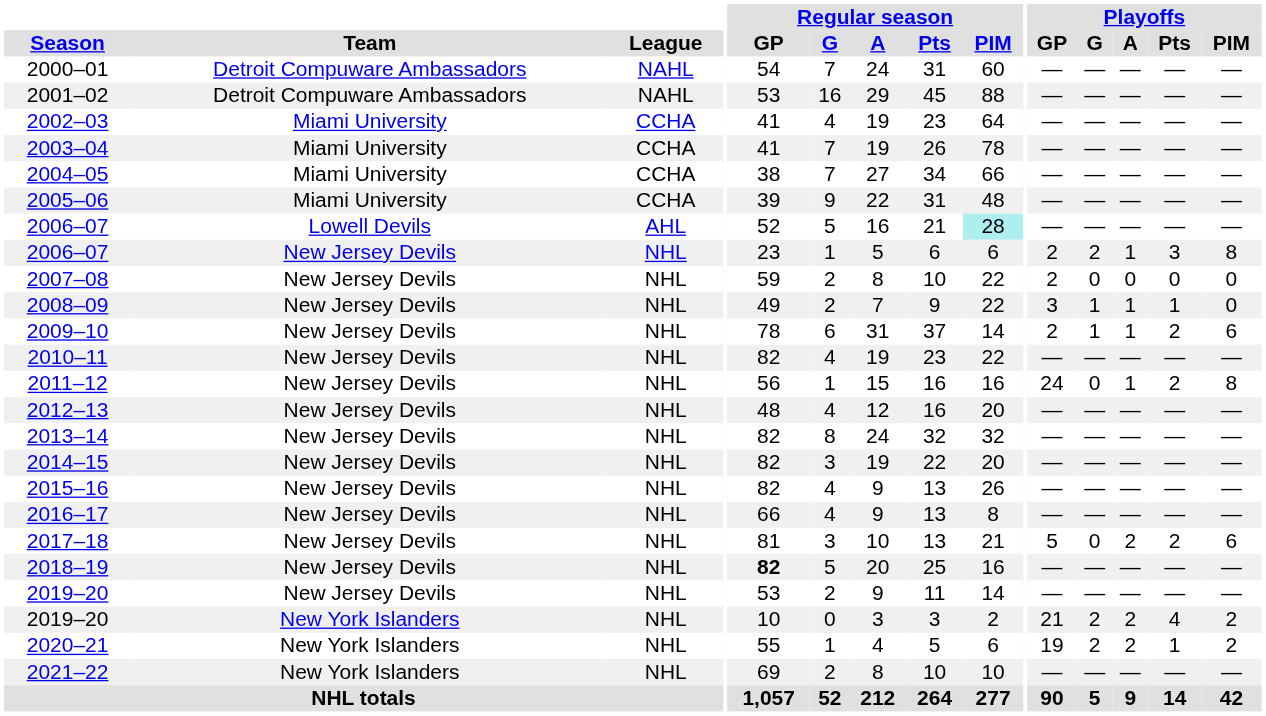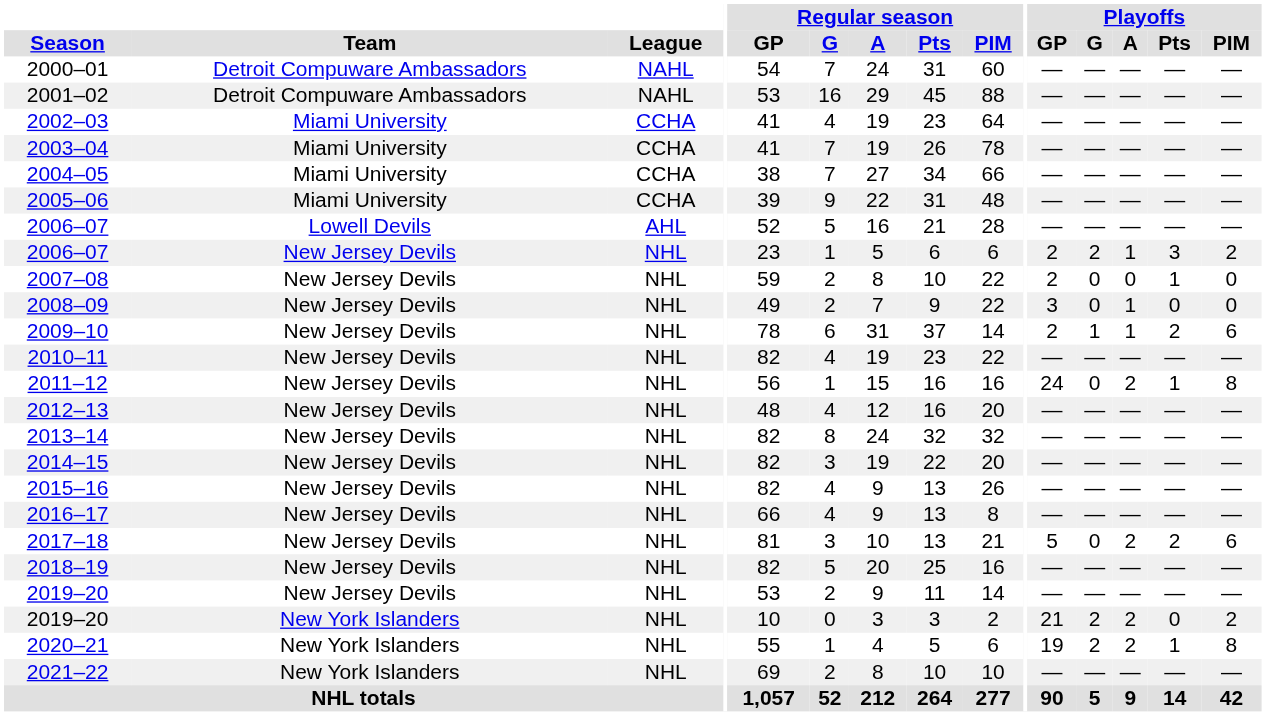(993, 226) paleturquoise background -> (993, 226) no background
(1231, 252) 8 -> (1231, 252) 2
(1175, 278) 0 -> (1175, 278) 1
(1095, 305) 1 -> (1095, 305) 0
(1175, 305) 1 -> (1175, 305) 0
(1130, 383) 1 -> (1130, 383) 2
(1175, 383) 2 -> (1175, 383) 1
(769, 567) bold -> (769, 567) normal
(1175, 619) 4 -> (1175, 619) 0
(1231, 645) 2 -> (1231, 645) 8
